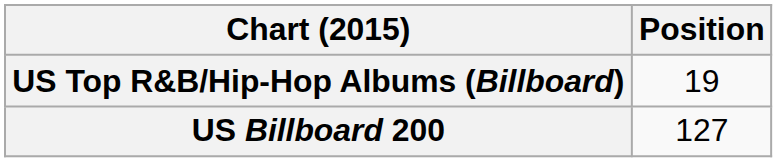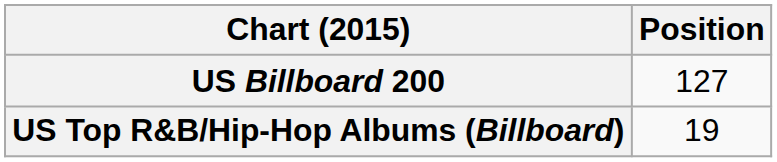rows swapped: (318, 130) <-> (318, 80)
